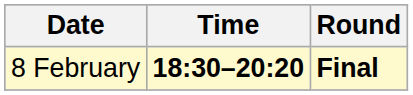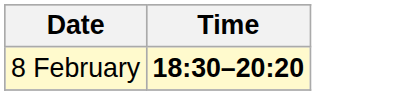- column: (359, 25)
